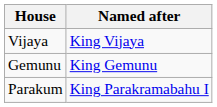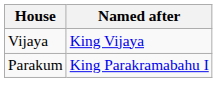- row: (34, 65)
